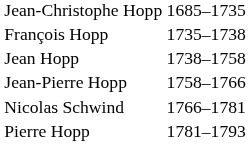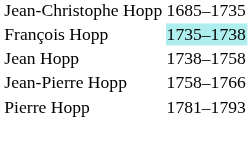(206, 34) no background -> (206, 34) paleturquoise background
- row: (64, 106)
